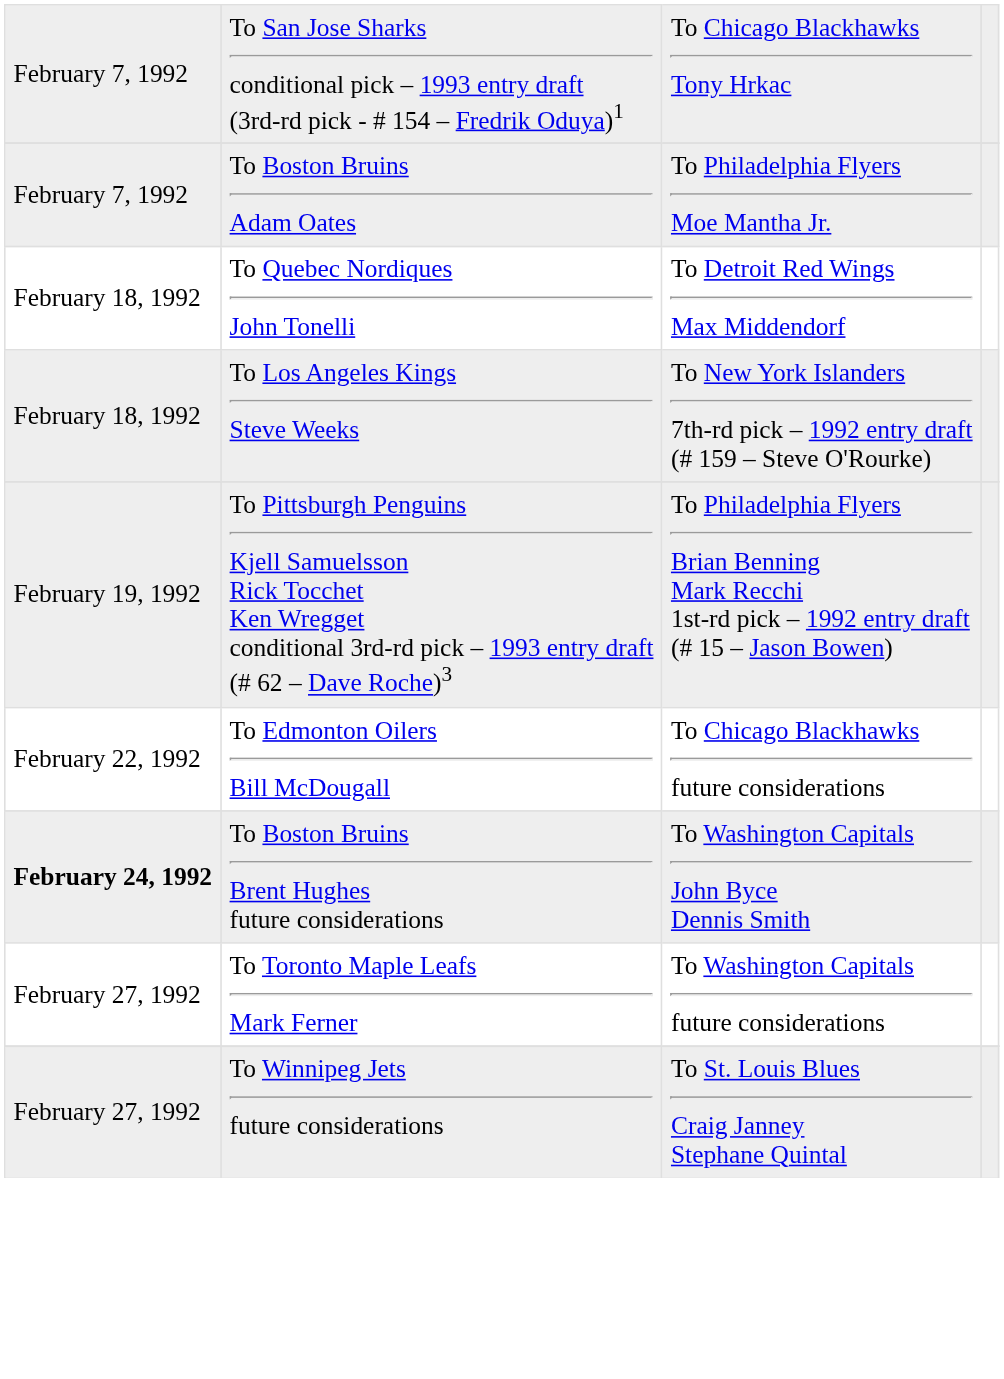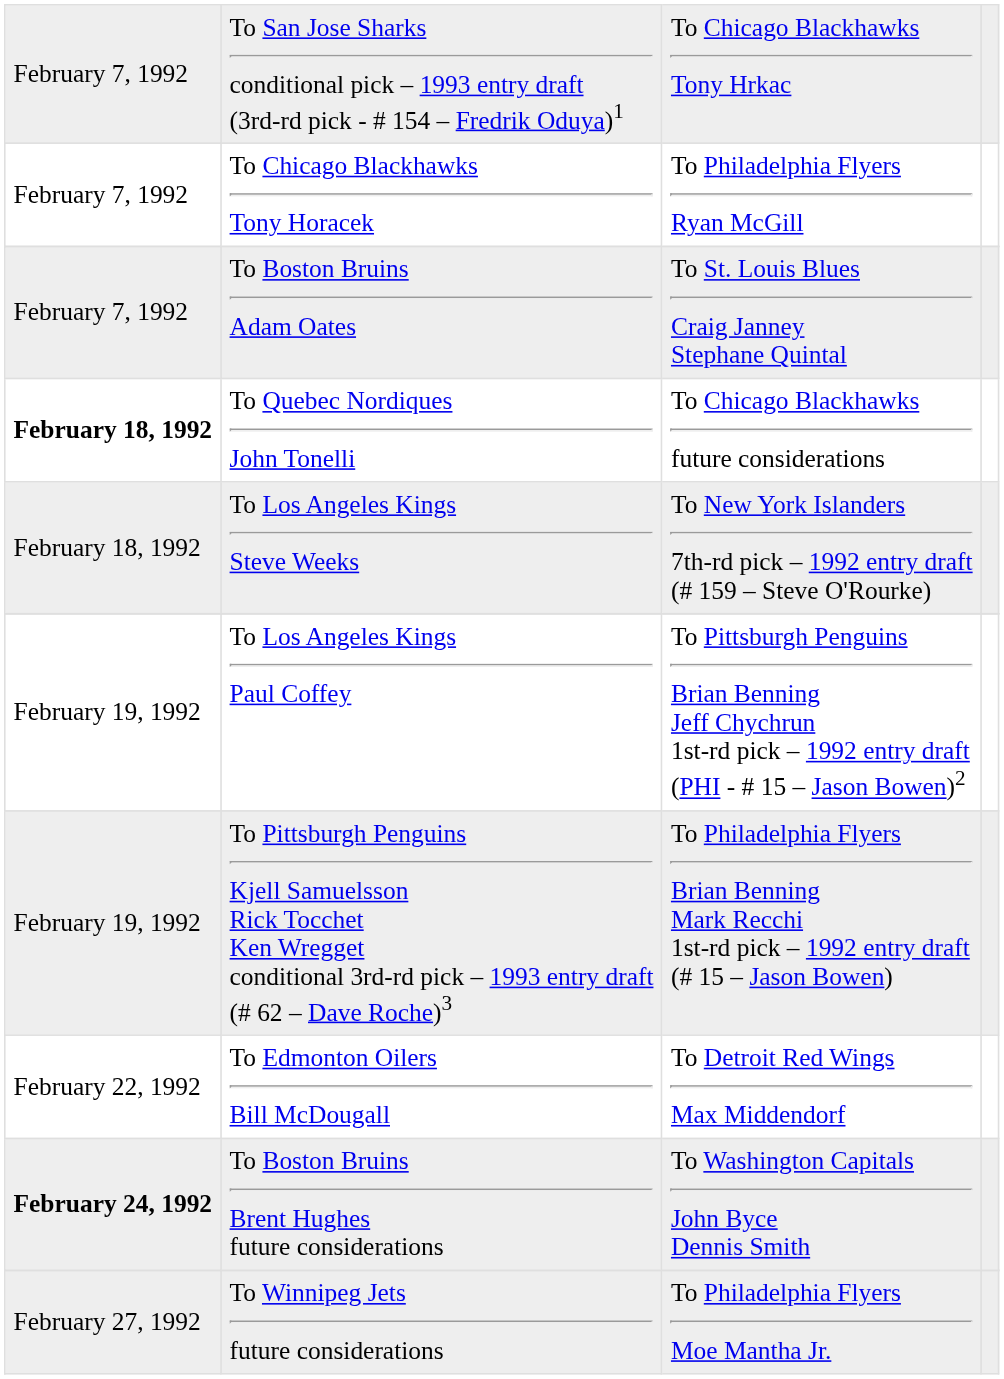+ row: (442, 195)
(822, 195) To Philadelphia Flyers Moe Mantha Jr. -> (822, 312) To St. Louis Blues Craig Janney Stephane Quintal
(107, 298) normal -> (113, 430) bold
(822, 298) To Detroit Red Wings Max Middendorf -> (822, 430) To Chicago Blackhawks future considerations
+ row: (442, 665)
(822, 758) To Chicago Blackhawks future considerations -> (822, 1086) To Detroit Red Wings Max Middendorf
- row: (442, 993)
(822, 1111) To St. Louis Blues Craig Janney Stephane Quintal -> (822, 1321) To Philadelphia Flyers Moe Mantha Jr.
